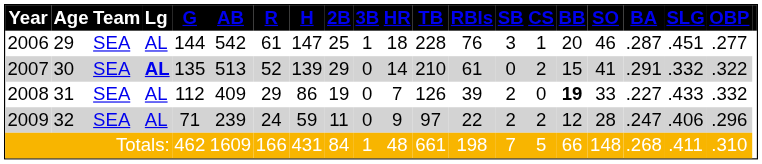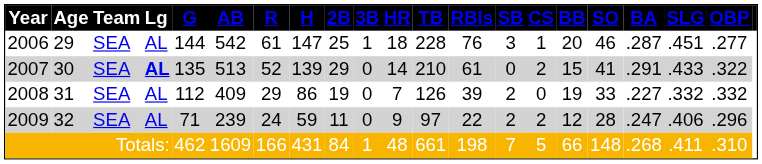(686, 68) .332 -> (686, 68) .433
(572, 94) bold -> (572, 94) normal
(686, 94) .433 -> (686, 94) .332
